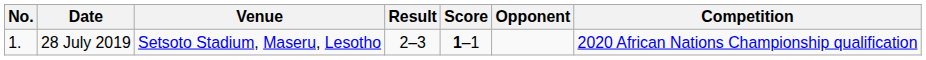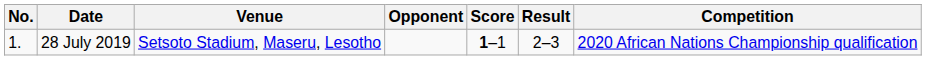columns swapped: (533, 17) <-> (413, 17)
